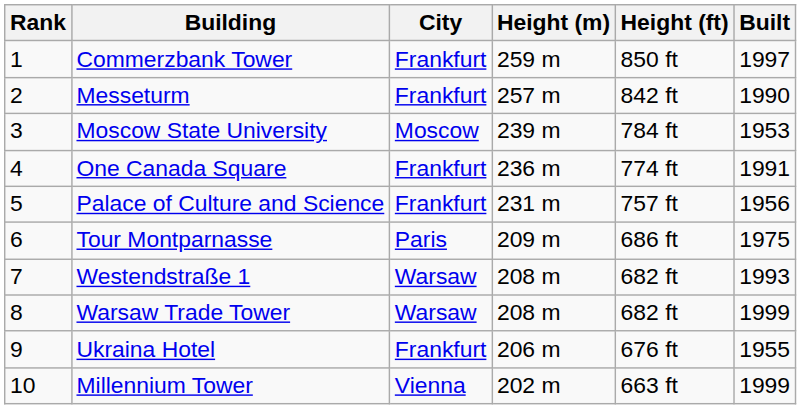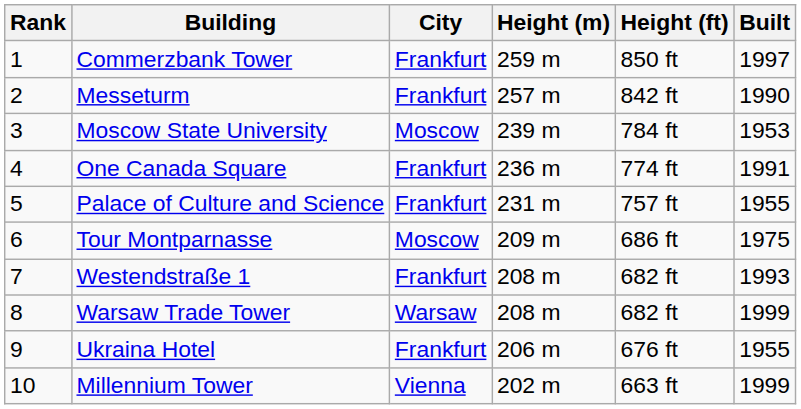(765, 204) 1956 -> (765, 204) 1955
(421, 240) Paris -> (437, 240) Moscow
(436, 276) Warsaw -> (441, 276) Frankfurt
